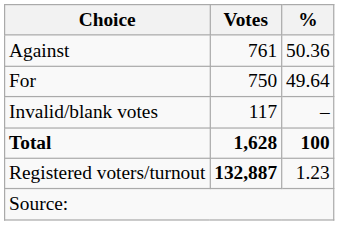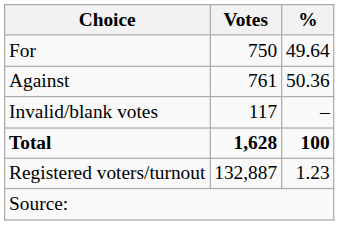rows swapped: (23, 81) <-> (39, 50)
(246, 173) bold -> (246, 173) normal
